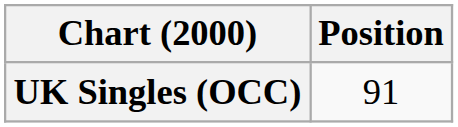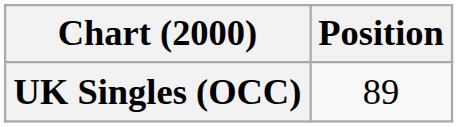(381, 91) 91 -> (381, 91) 89
